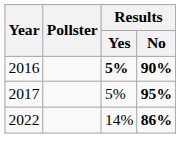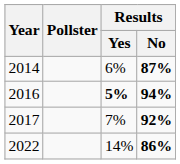+ row: (24, 68)
(156, 68) 90% -> (156, 94) 94%
(115, 94) 5% -> (115, 119) 7%
(156, 94) 95% -> (156, 119) 92%
